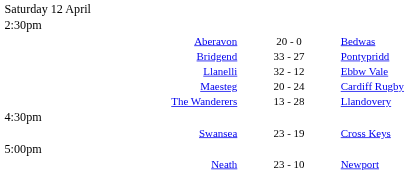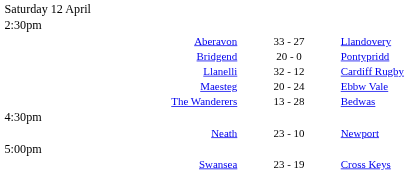(289, 41) 20 - 0 -> (289, 41) 33 - 27
(358, 41) Bedwas -> (366, 41) Llandovery
(289, 56) 33 - 27 -> (289, 56) 20 - 0
(364, 71) Ebbw Vale -> (372, 71) Cardiff Rugby
(372, 86) Cardiff Rugby -> (364, 86) Ebbw Vale
(366, 102) Llandovery -> (358, 102) Bedwas
rows swapped: (224, 164) <-> (218, 133)
